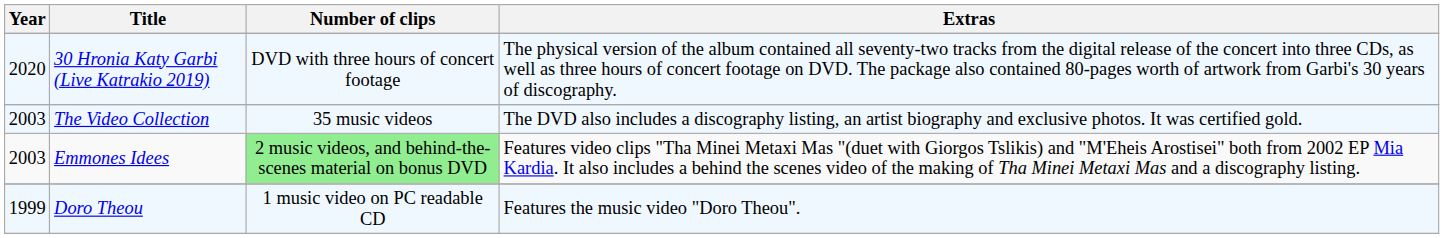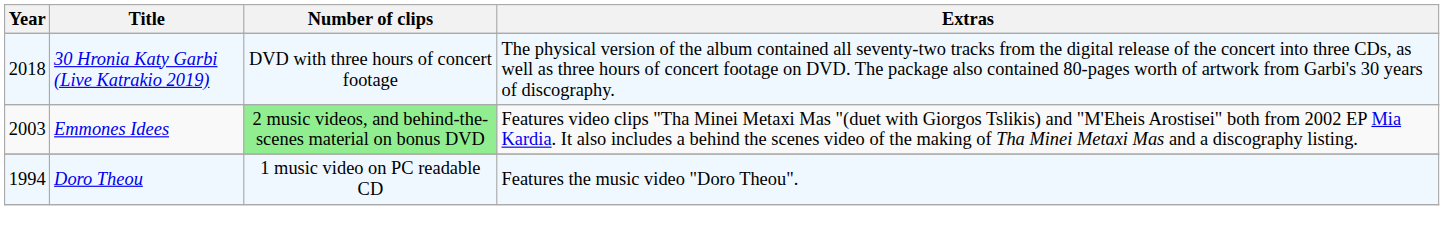(27, 68) 2020 -> (27, 68) 2018
- row: (132, 118)
(27, 208) 1999 -> (27, 179) 1994
